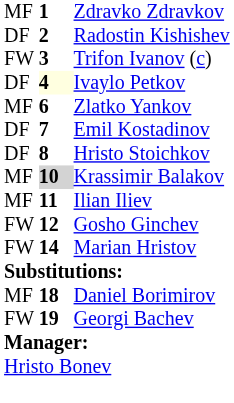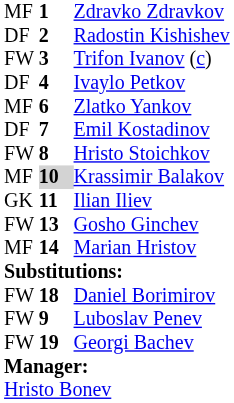(44, 82) lightyellow background -> (44, 82) no background
(17, 153) DF -> (19, 153) FW
(19, 200) MF -> (19, 200) GK
(49, 224) 12 -> (49, 224) 13
(19, 247) FW -> (19, 247) MF
(19, 295) MF -> (19, 295) FW
+ row: (138, 318)
